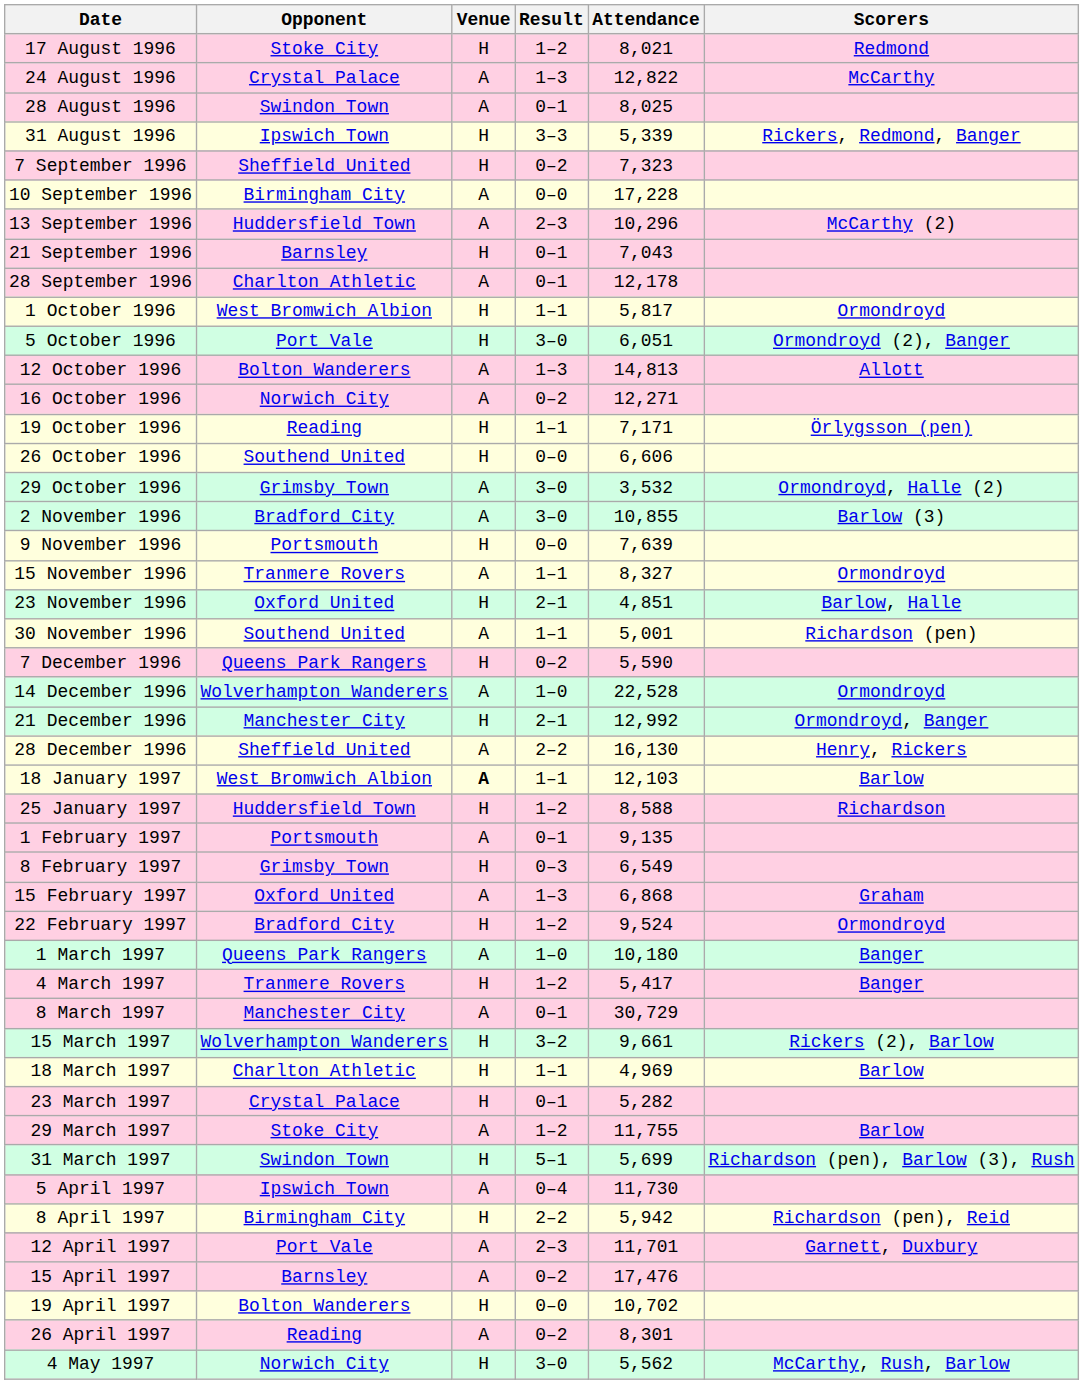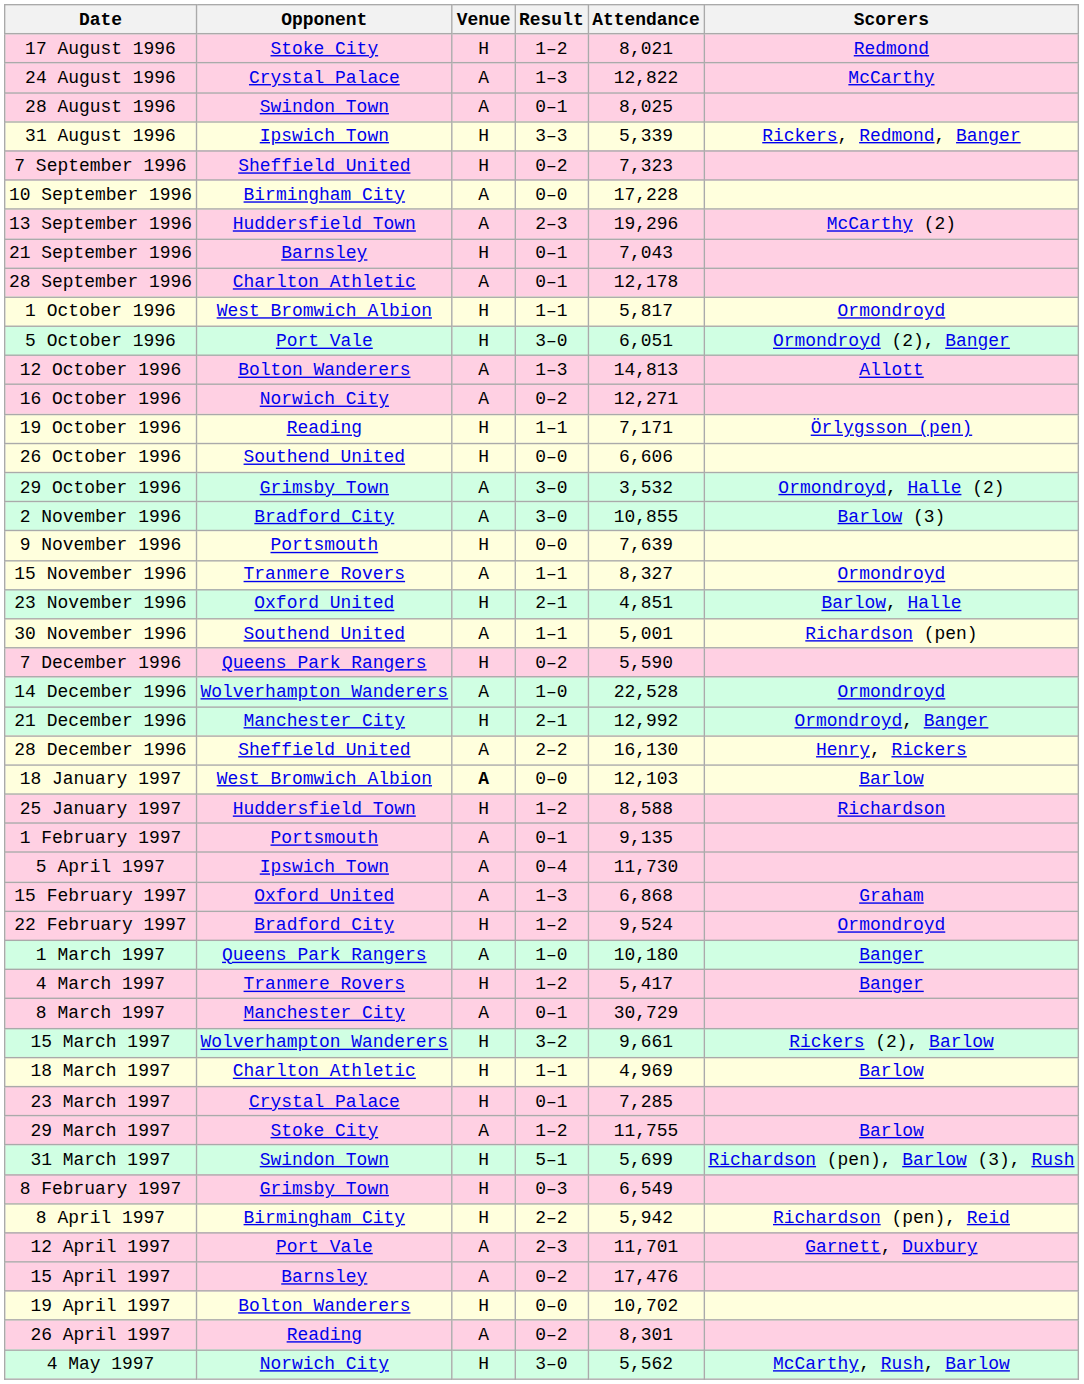(646, 224) 10,296 -> (646, 224) 19,296
(551, 780) 1–1 -> (551, 780) 0–0
rows swapped: (100, 867) <-> (100, 1189)
(646, 1101) 5,282 -> (646, 1101) 7,285
